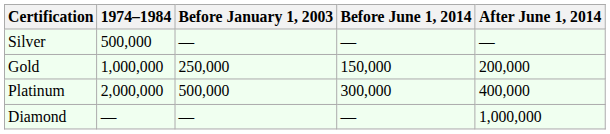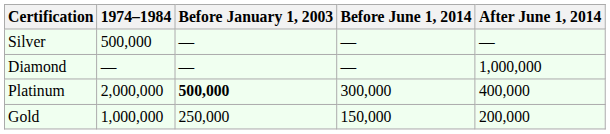rows swapped: (24, 66) <-> (37, 116)
(204, 91) normal -> (204, 91) bold
